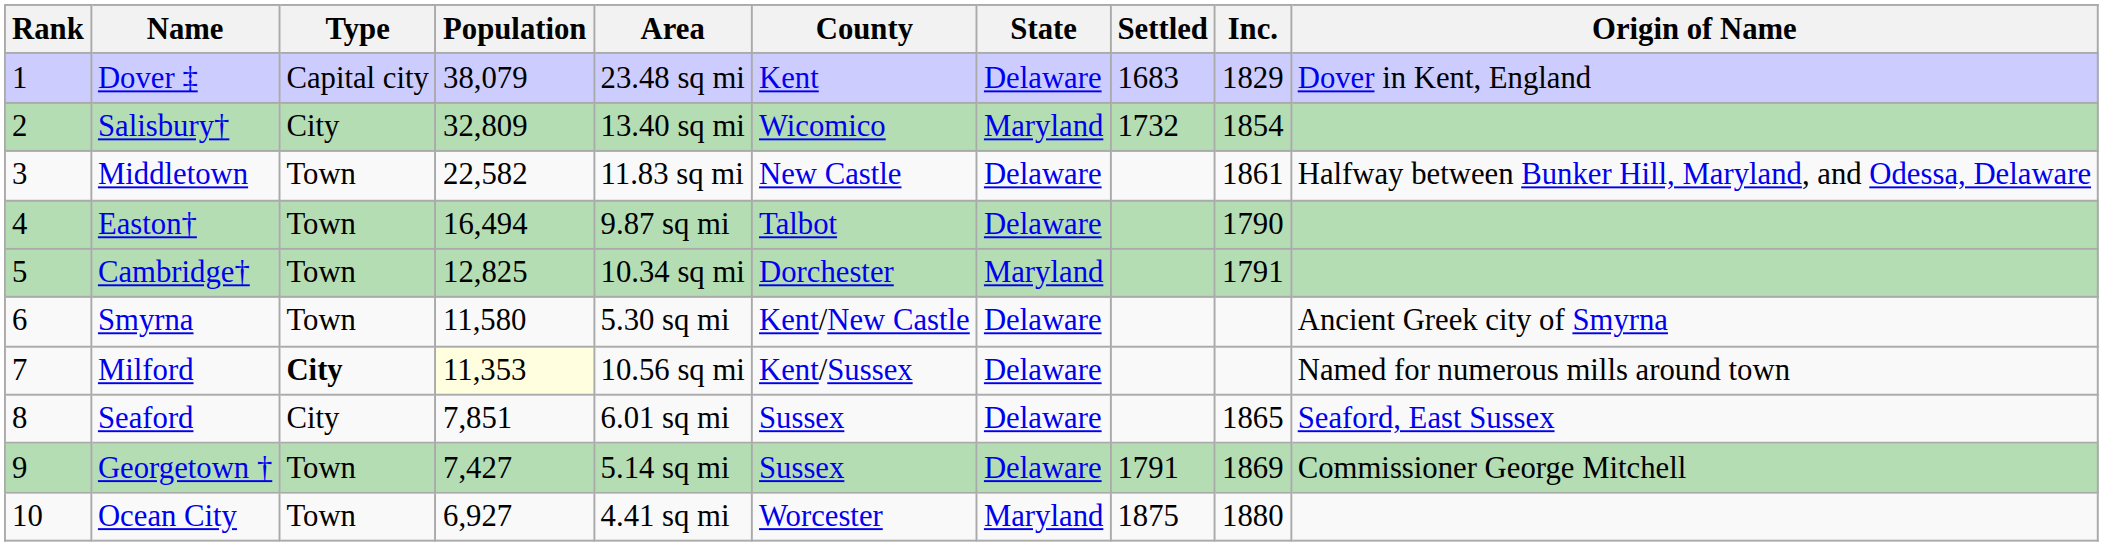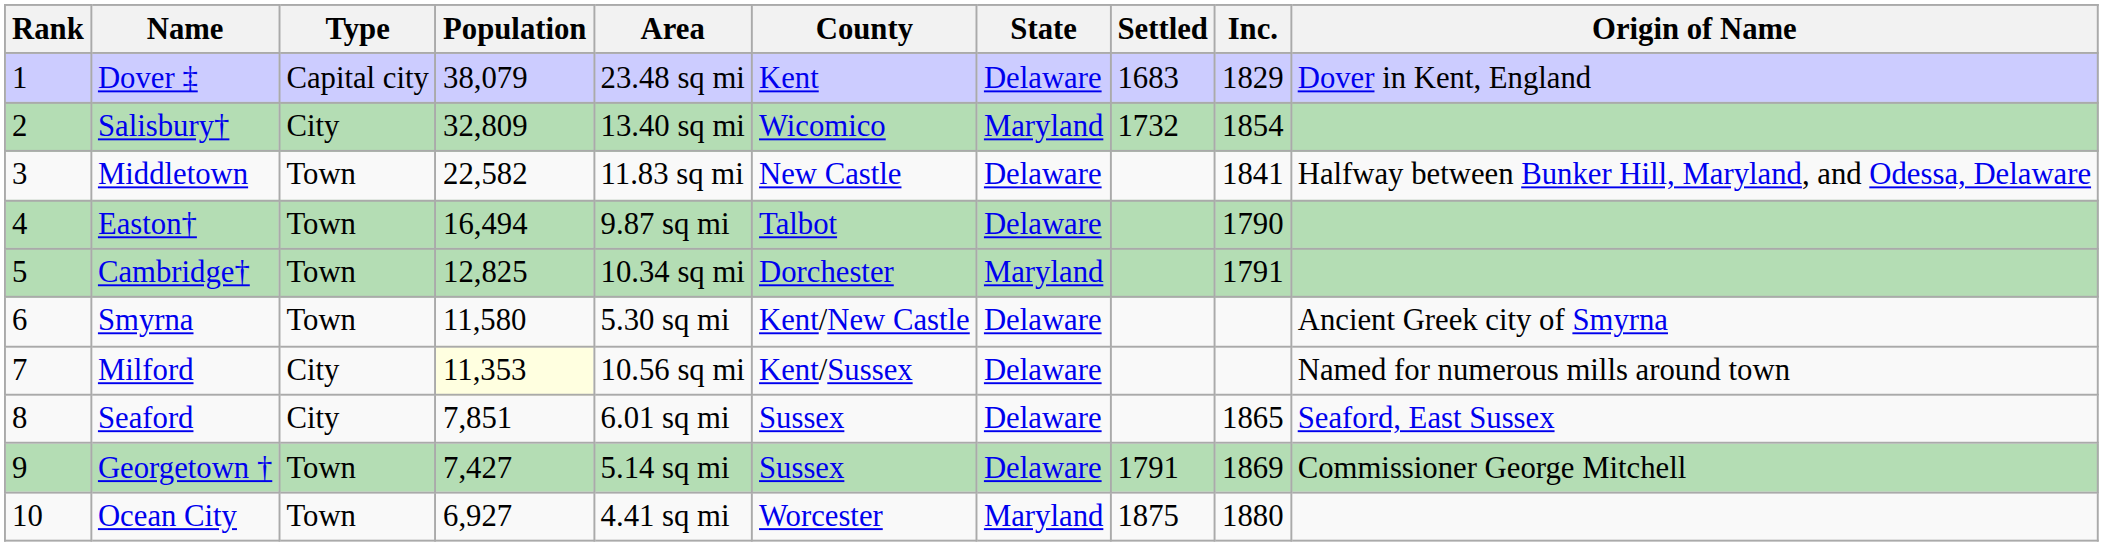(1253, 175) 1861 -> (1253, 175) 1841
(315, 369) bold -> (313, 369) normal
